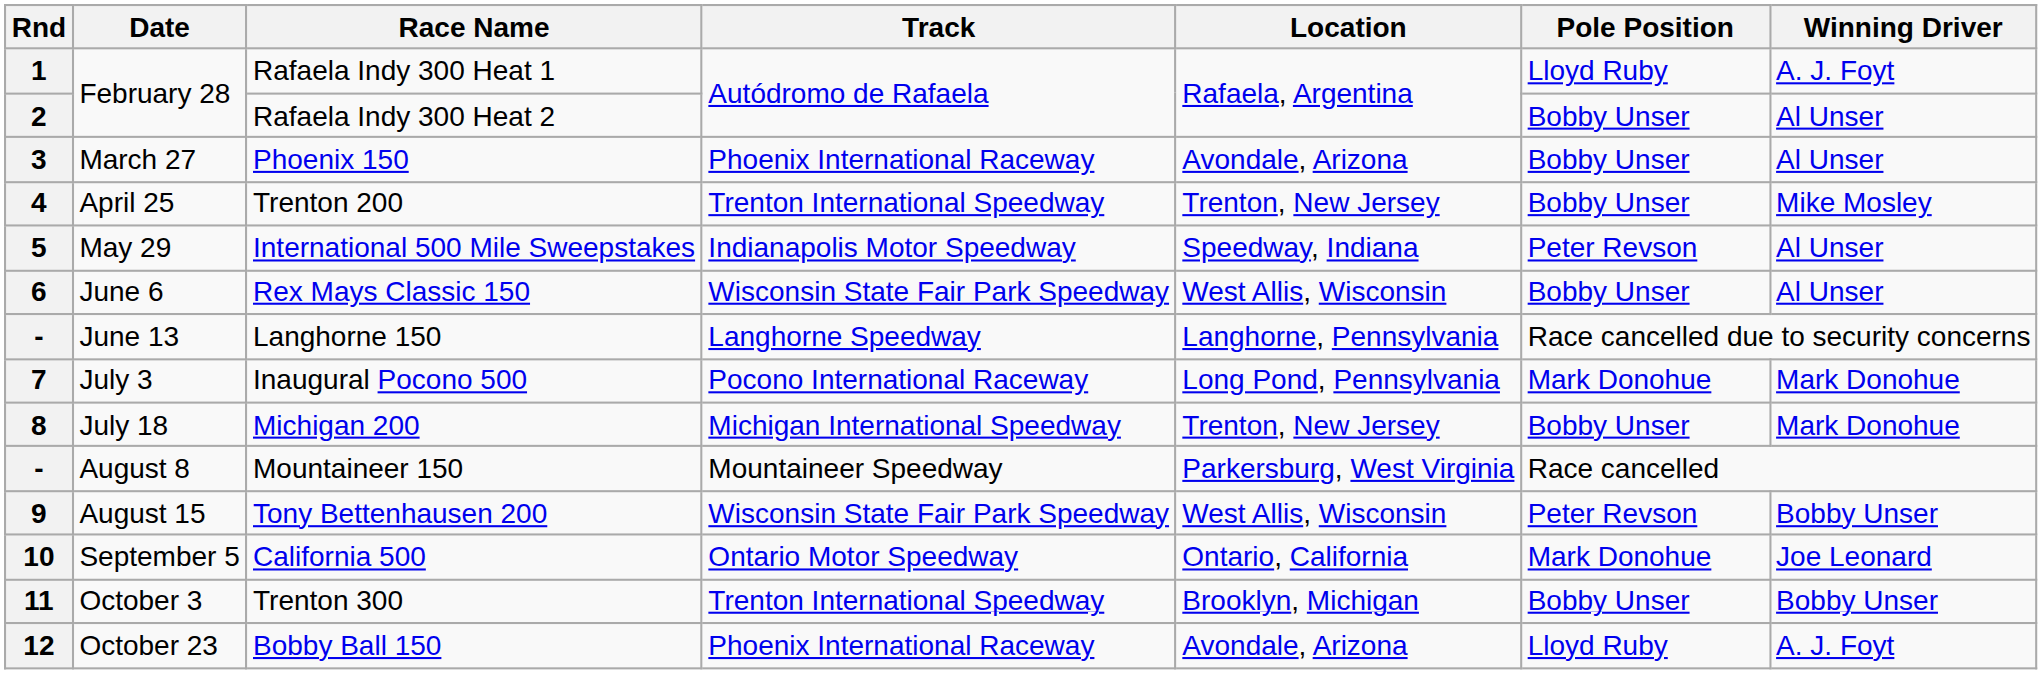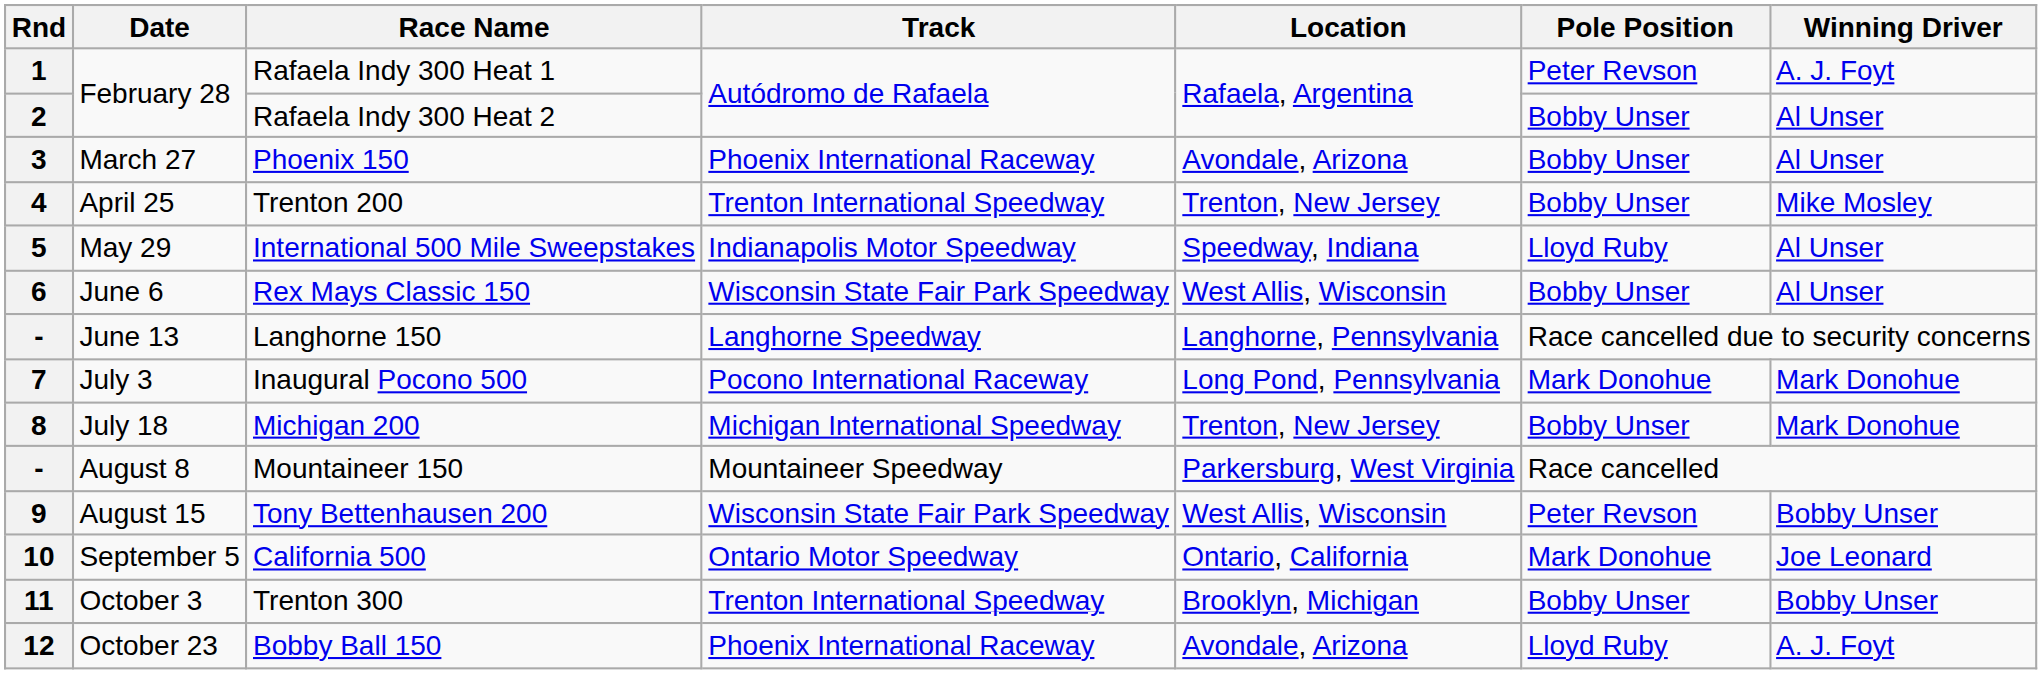(1598, 71) Lloyd Ruby -> (1612, 71) Peter Revson
(1612, 248) Peter Revson -> (1598, 248) Lloyd Ruby
